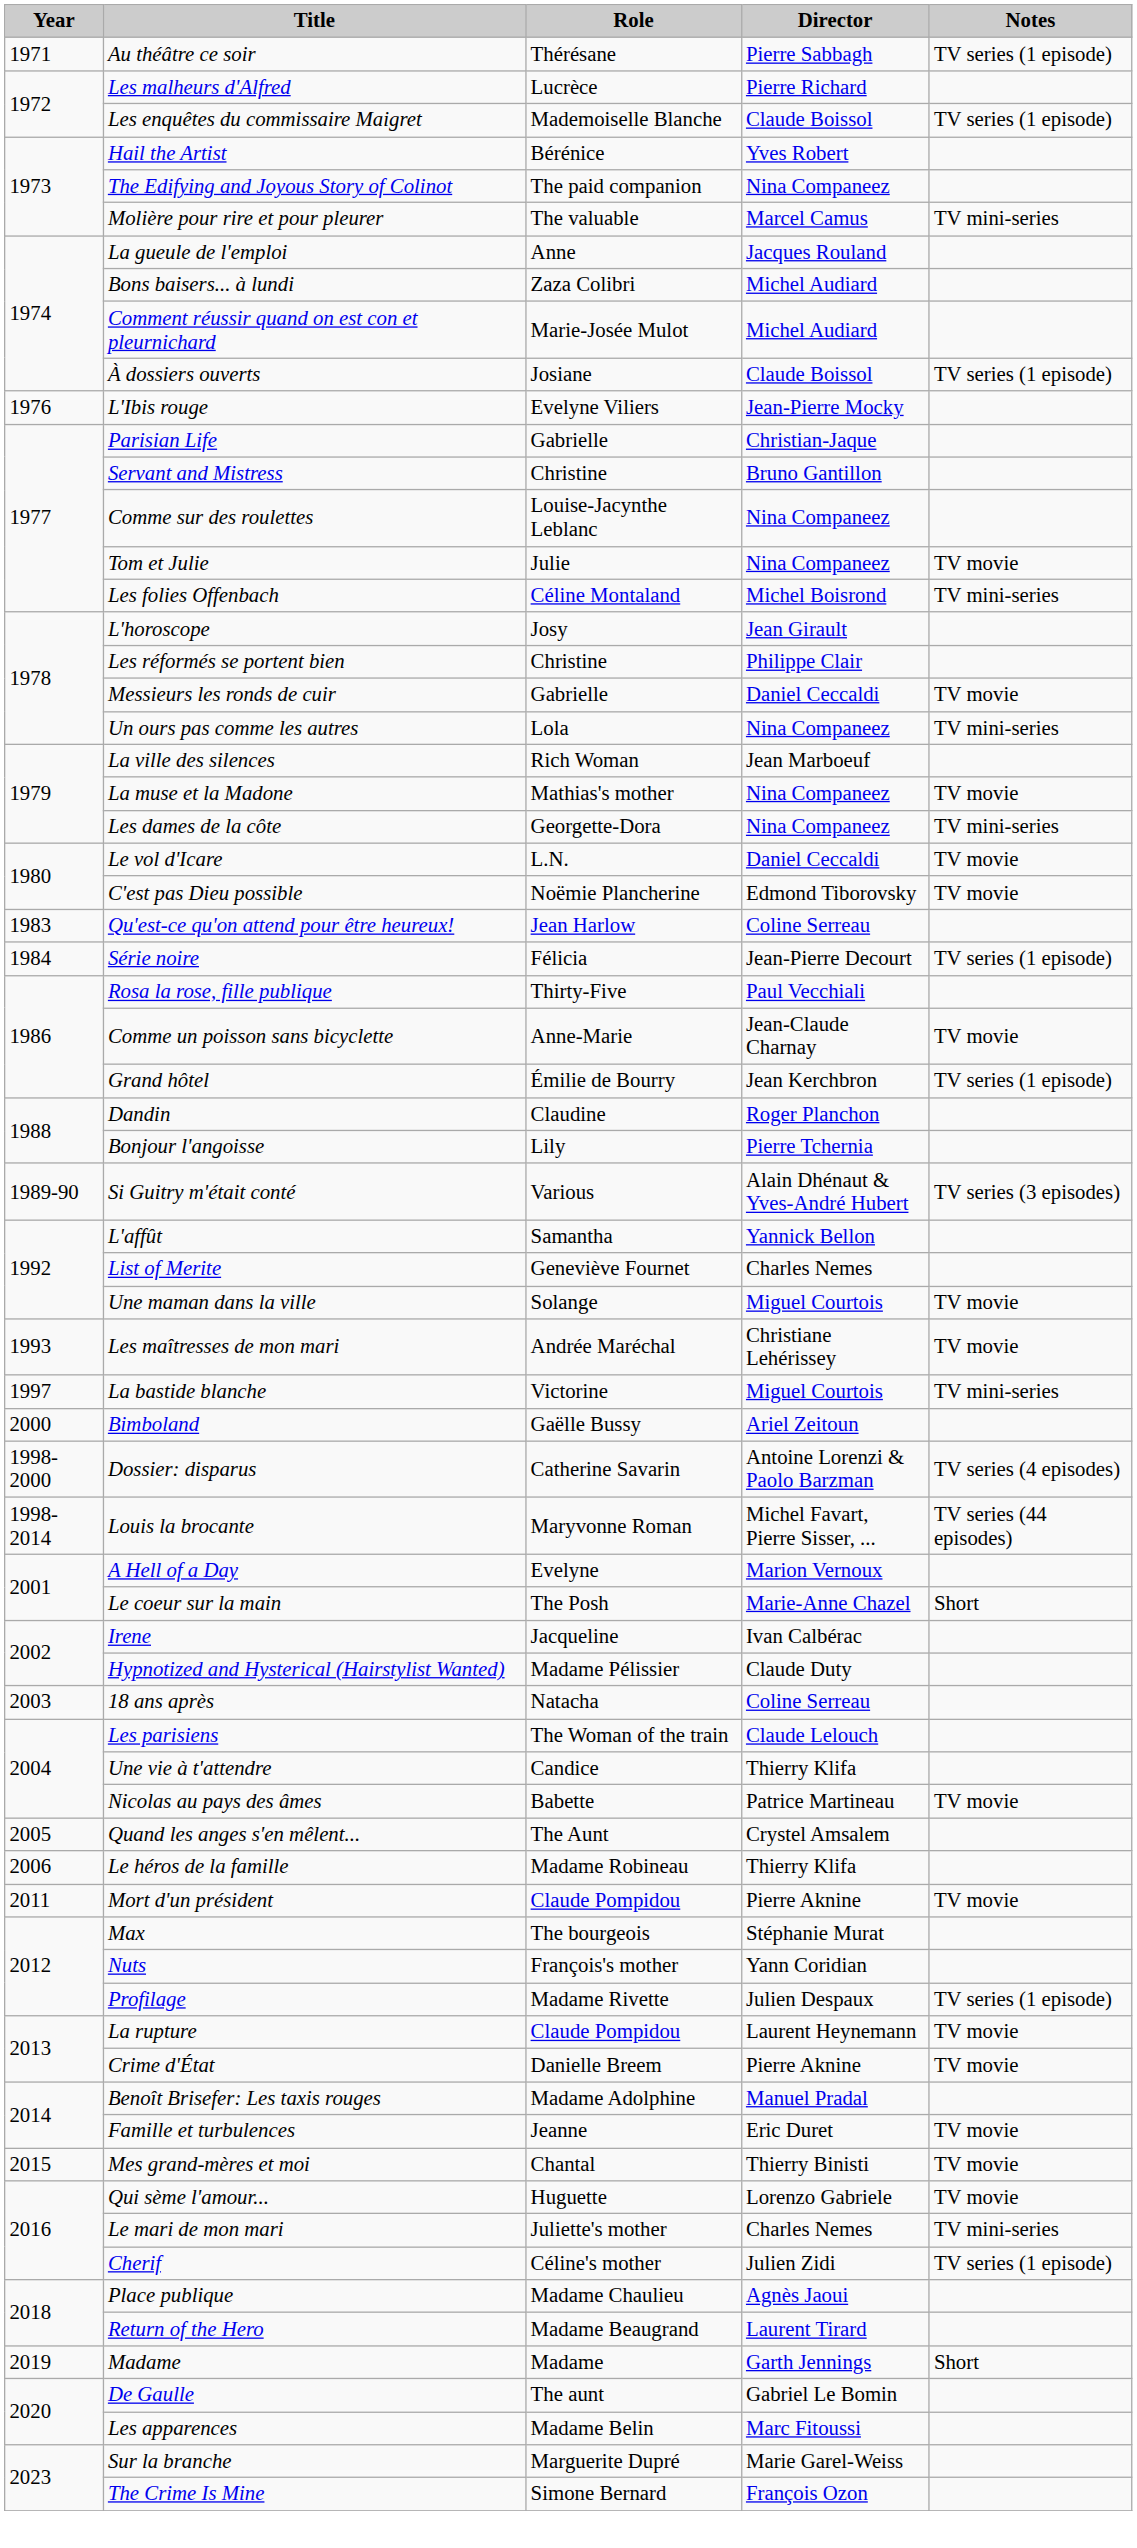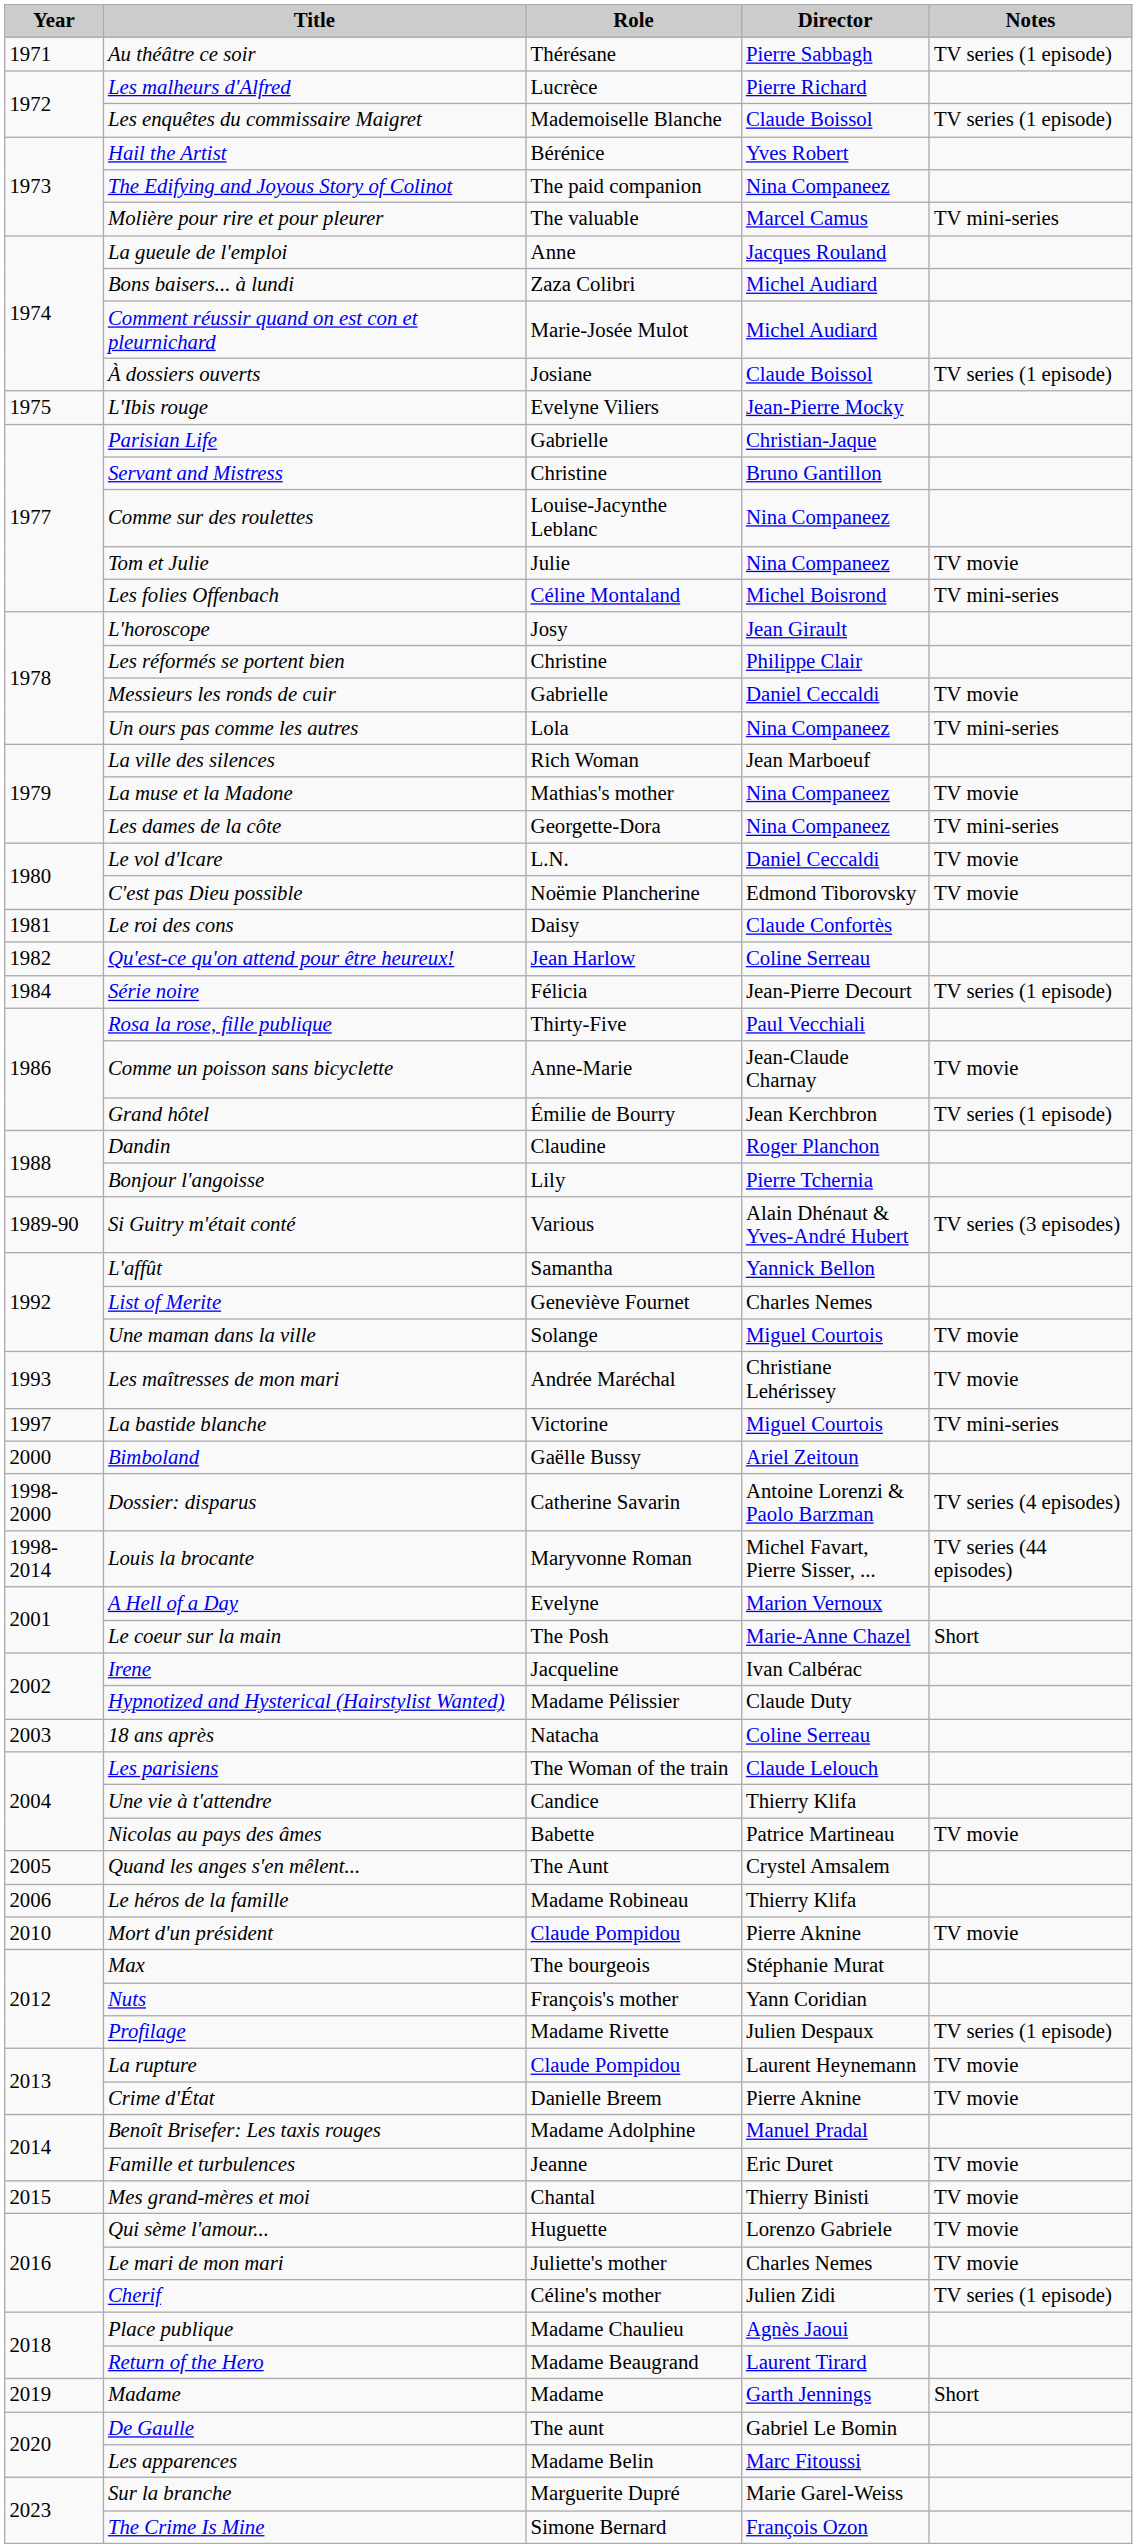(30, 407) 1976 -> (30, 407) 1975
+ row: (171, 925)
(30, 925) 1983 -> (30, 958) 1982
(30, 1900) 2011 -> (30, 1933) 2010
(996, 2230) TV mini-series -> (976, 2263) TV movie
